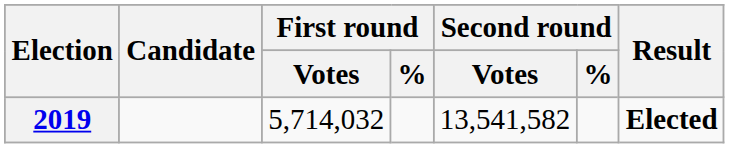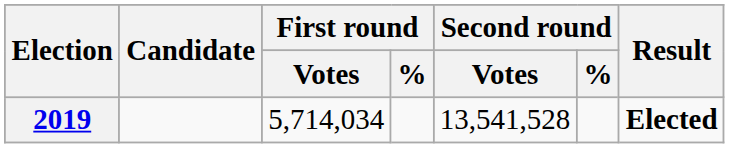(326, 119) 5,714,032 -> (326, 119) 5,714,034
(505, 119) 13,541,582 -> (505, 119) 13,541,528
